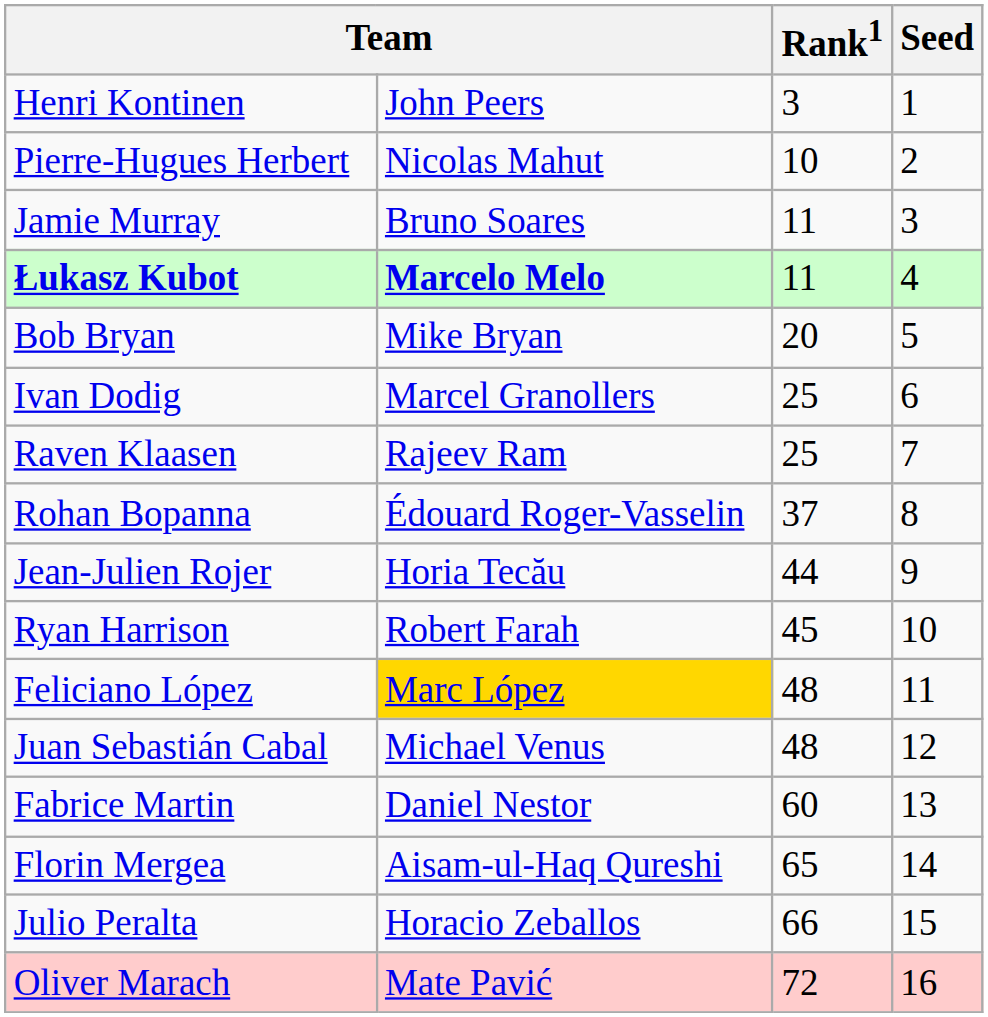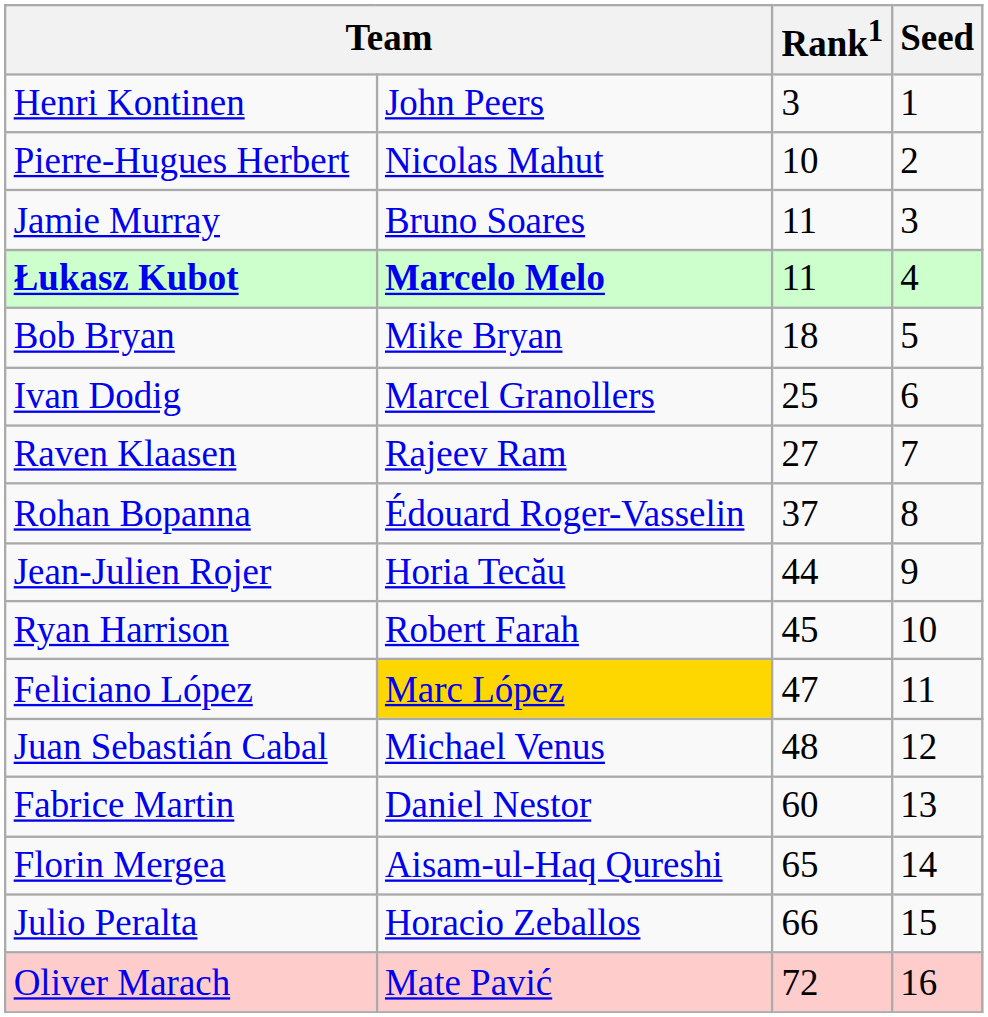(800, 336) 20 -> (800, 336) 18
(800, 454) 25 -> (800, 454) 27
(800, 688) 48 -> (800, 688) 47
